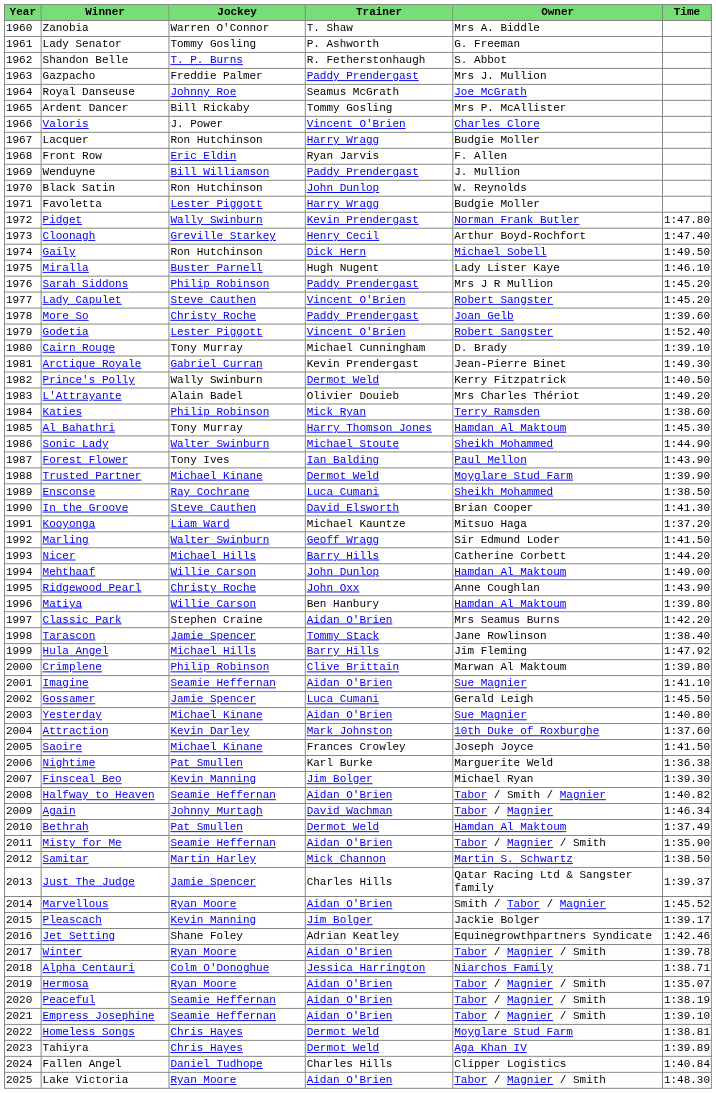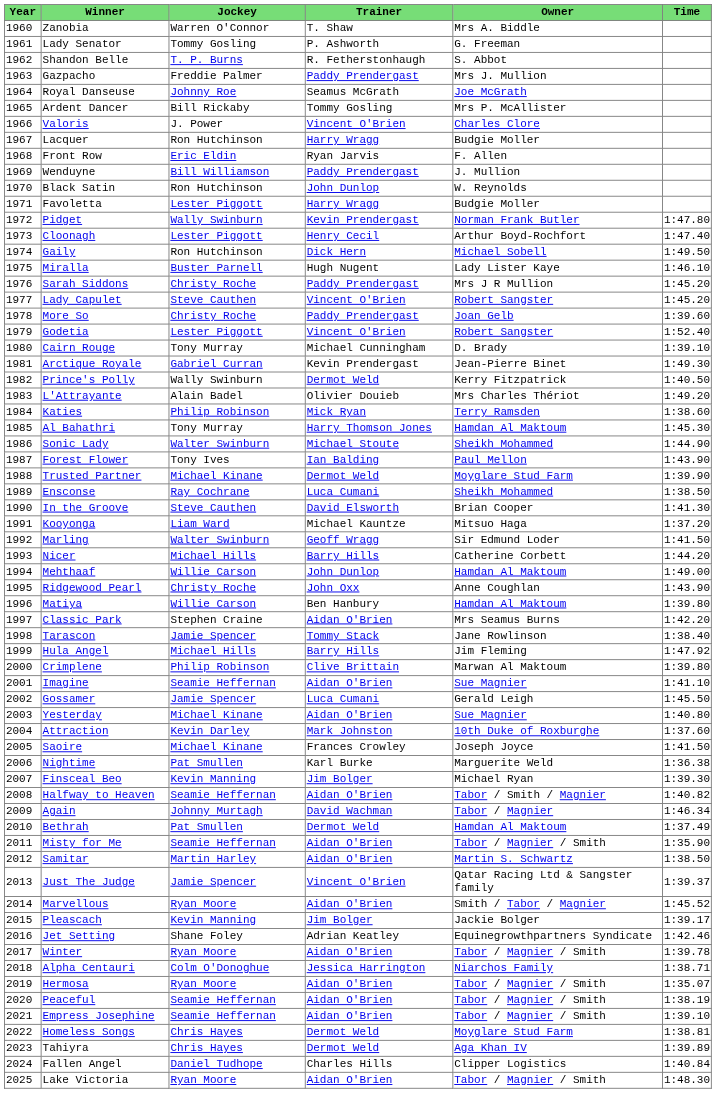(223, 236) Greville Starkey -> (217, 236) Lester Piggott
(220, 284) Philip Robinson -> (213, 284) Christy Roche
(346, 859) Mick Channon -> (350, 859) Aidan O'Brien
(350, 882) Charles Hills -> (356, 882) Vincent O'Brien
